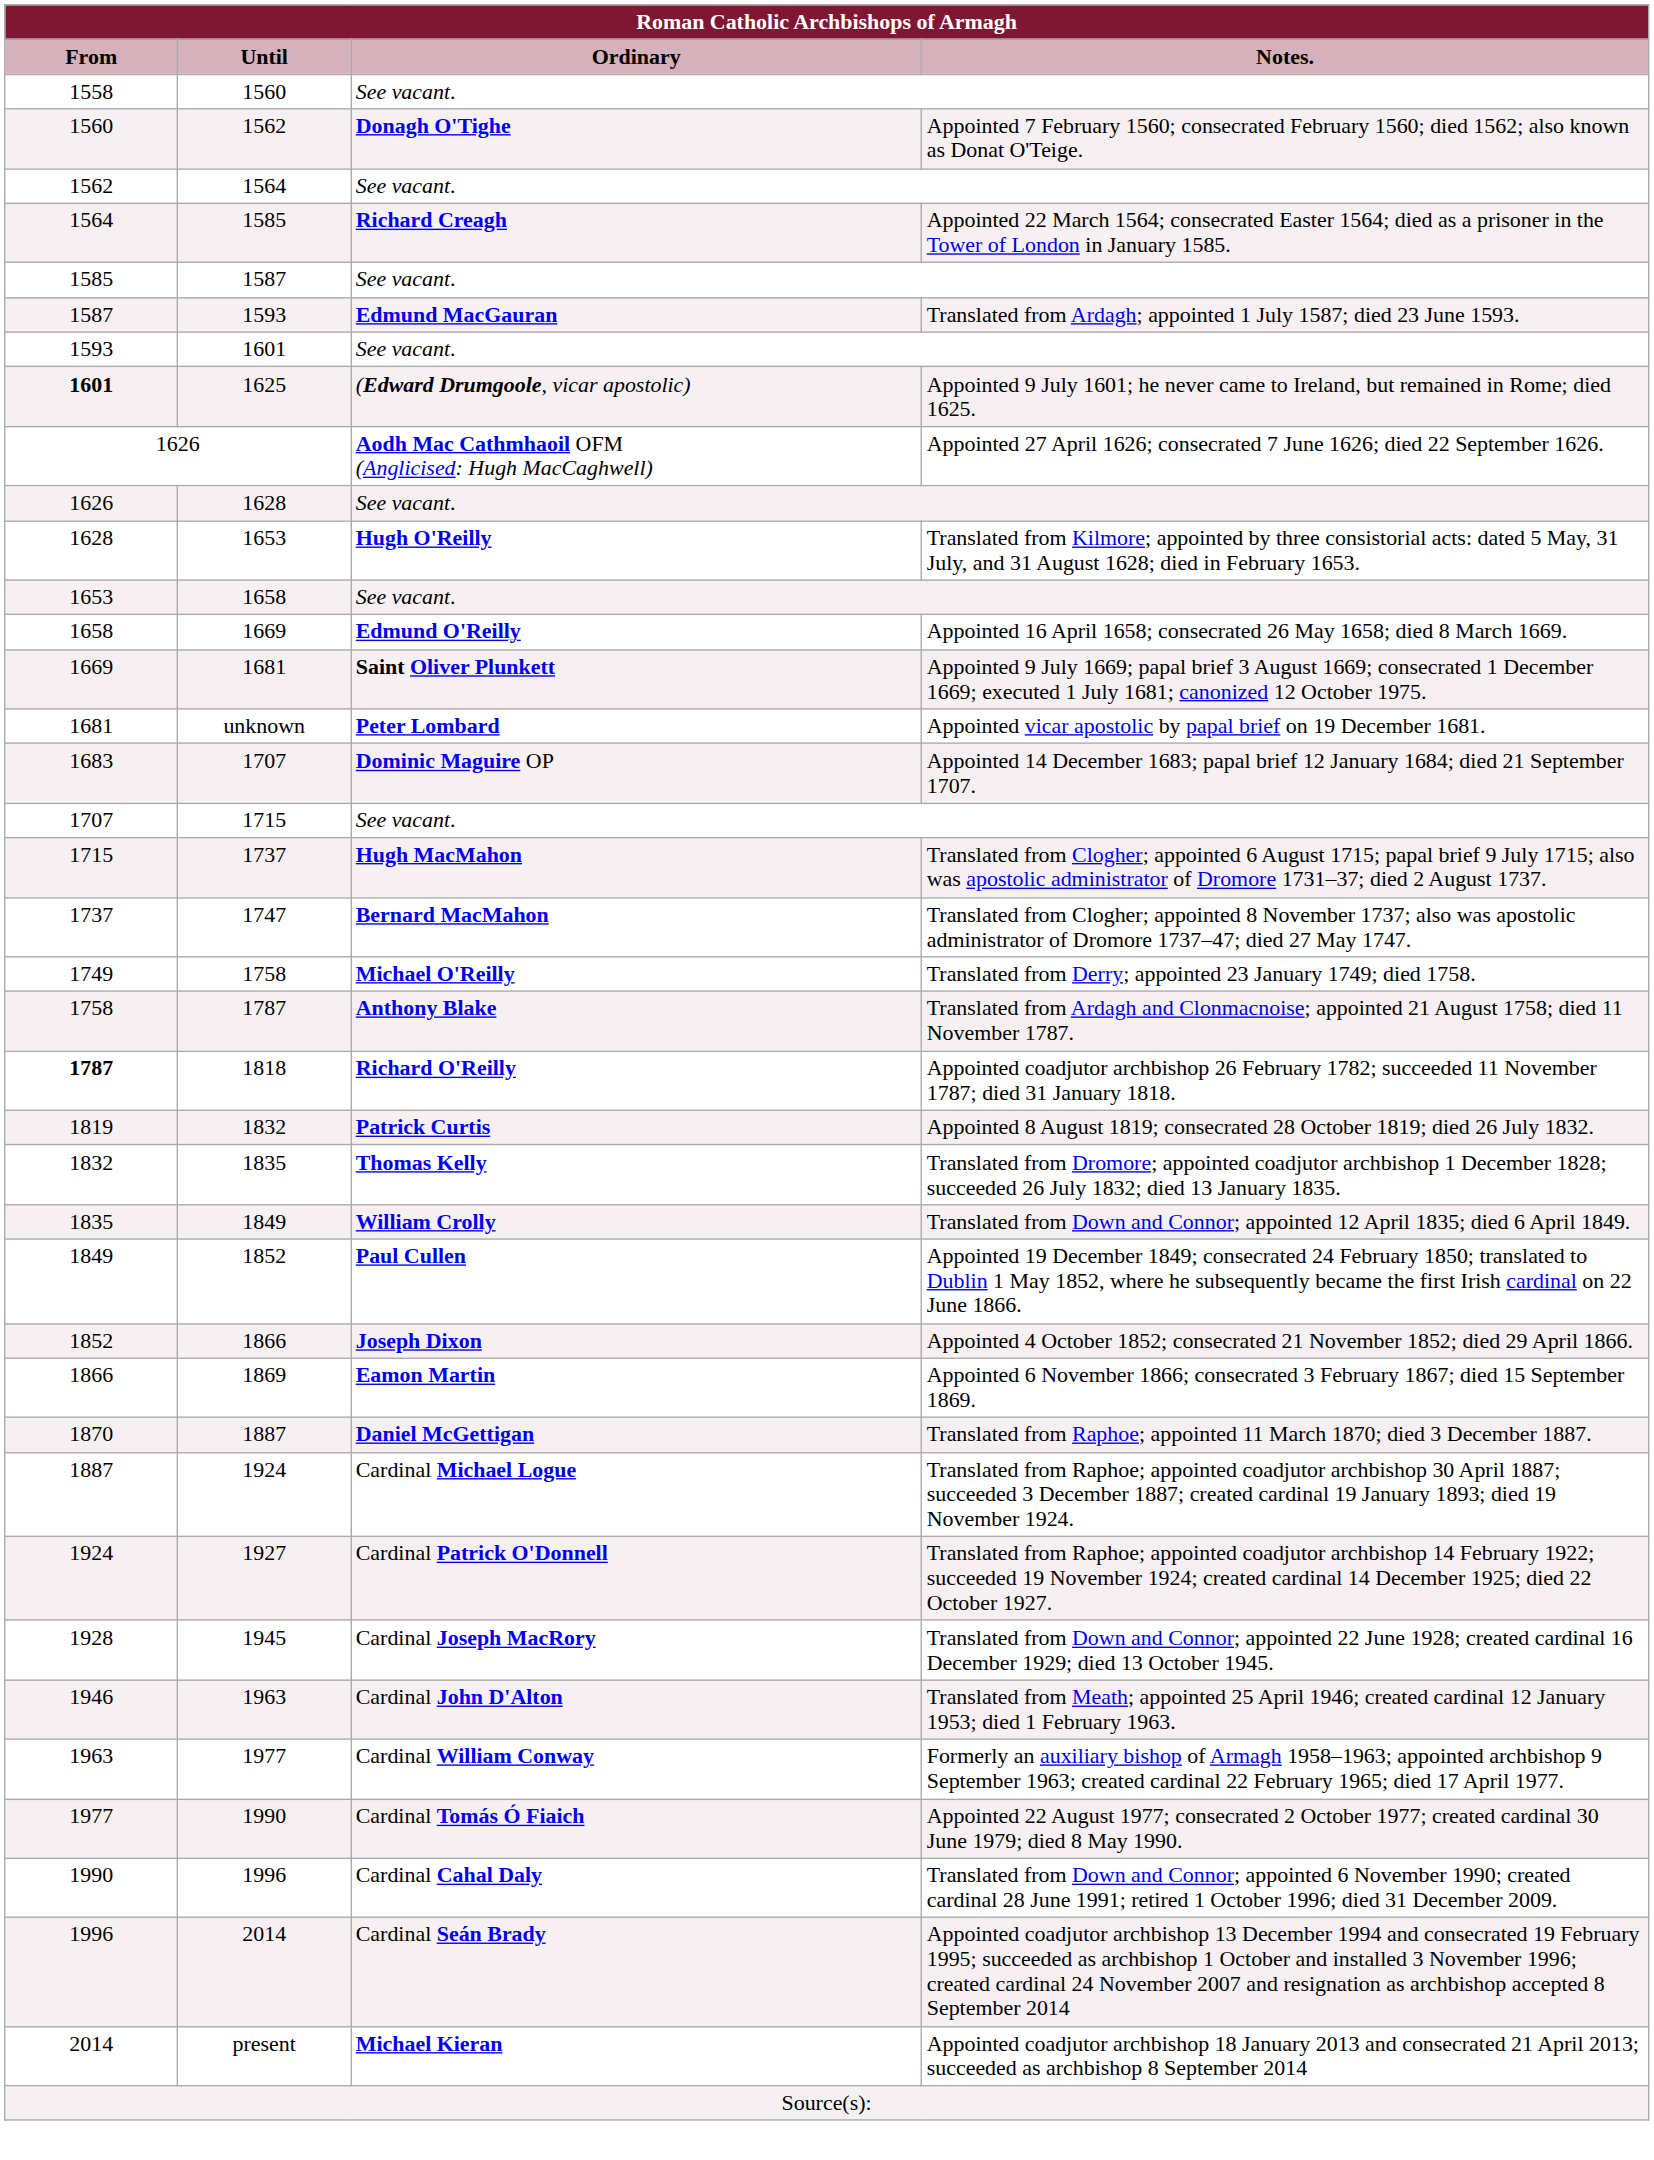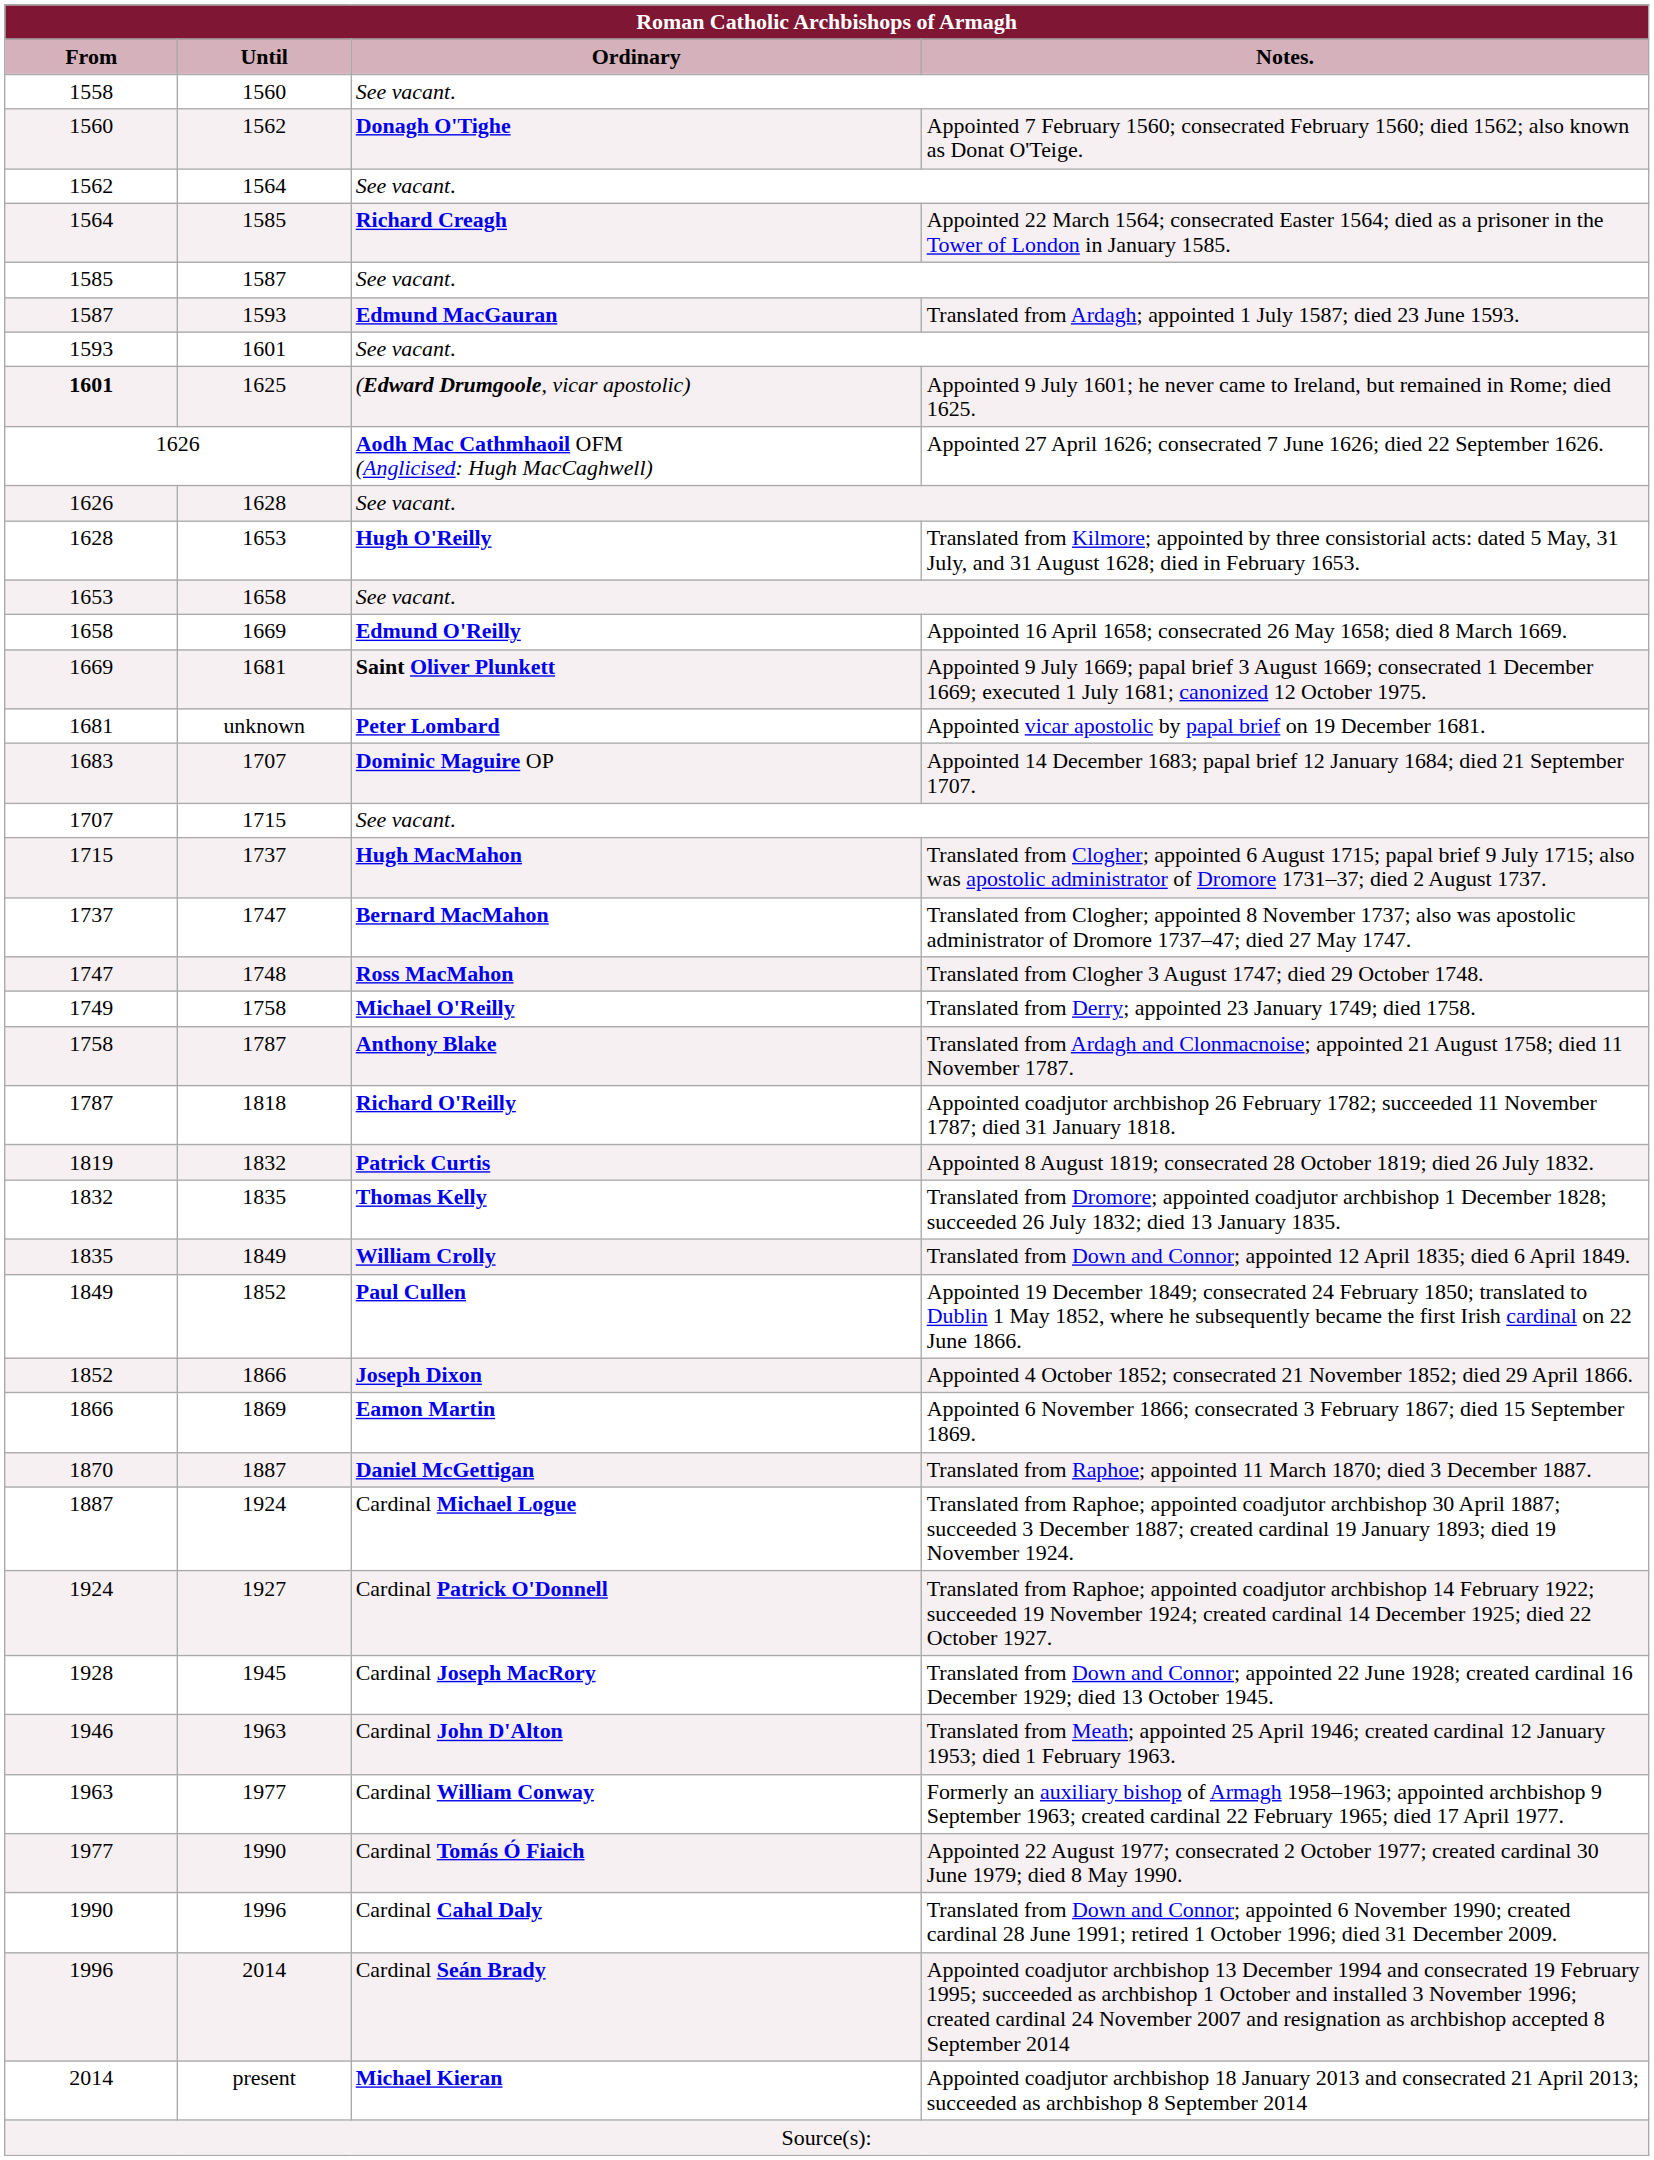+ row: (264, 973)
(91, 1068) bold -> (91, 1102) normal
